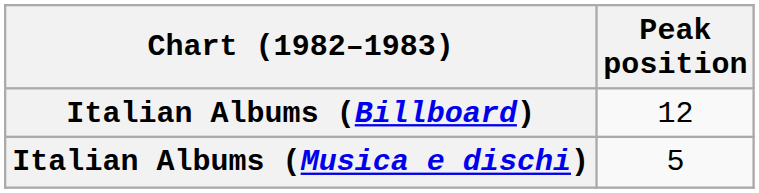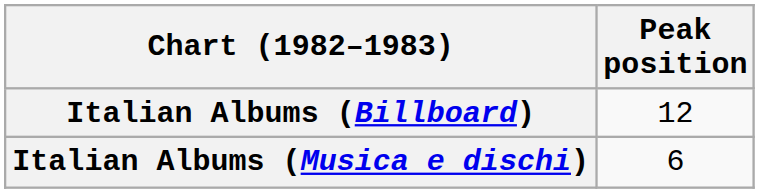(675, 162) 5 -> (675, 162) 6
